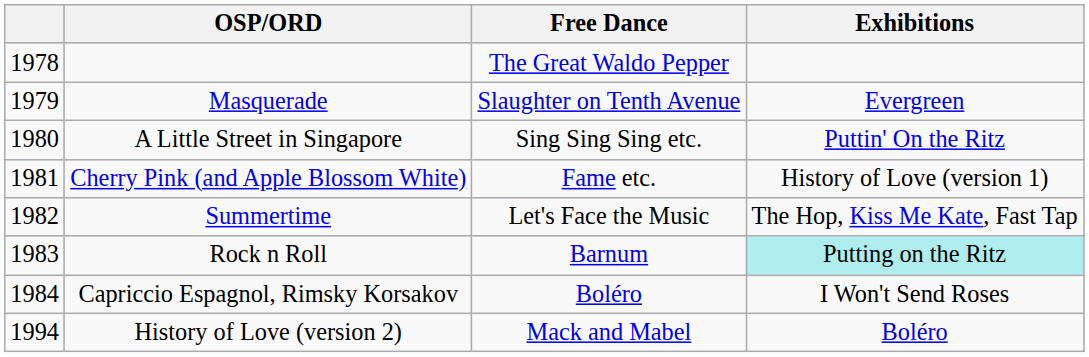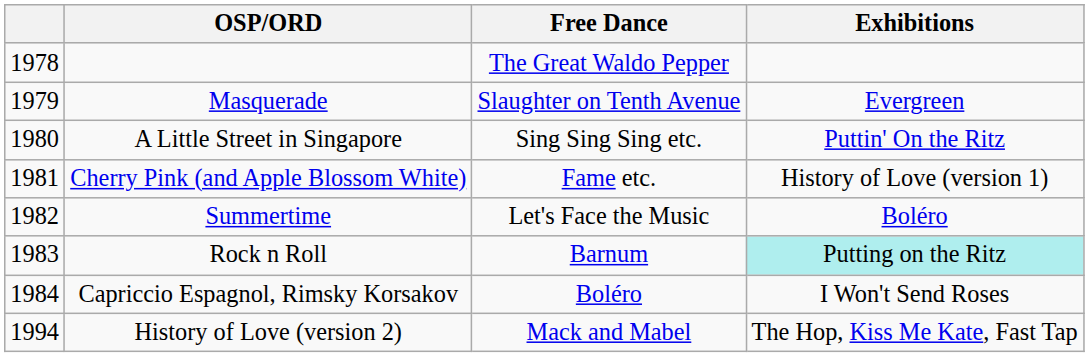(915, 216) The Hop, Kiss Me Kate, Fast Tap -> (915, 216) Boléro
(915, 332) Boléro -> (915, 332) The Hop, Kiss Me Kate, Fast Tap
